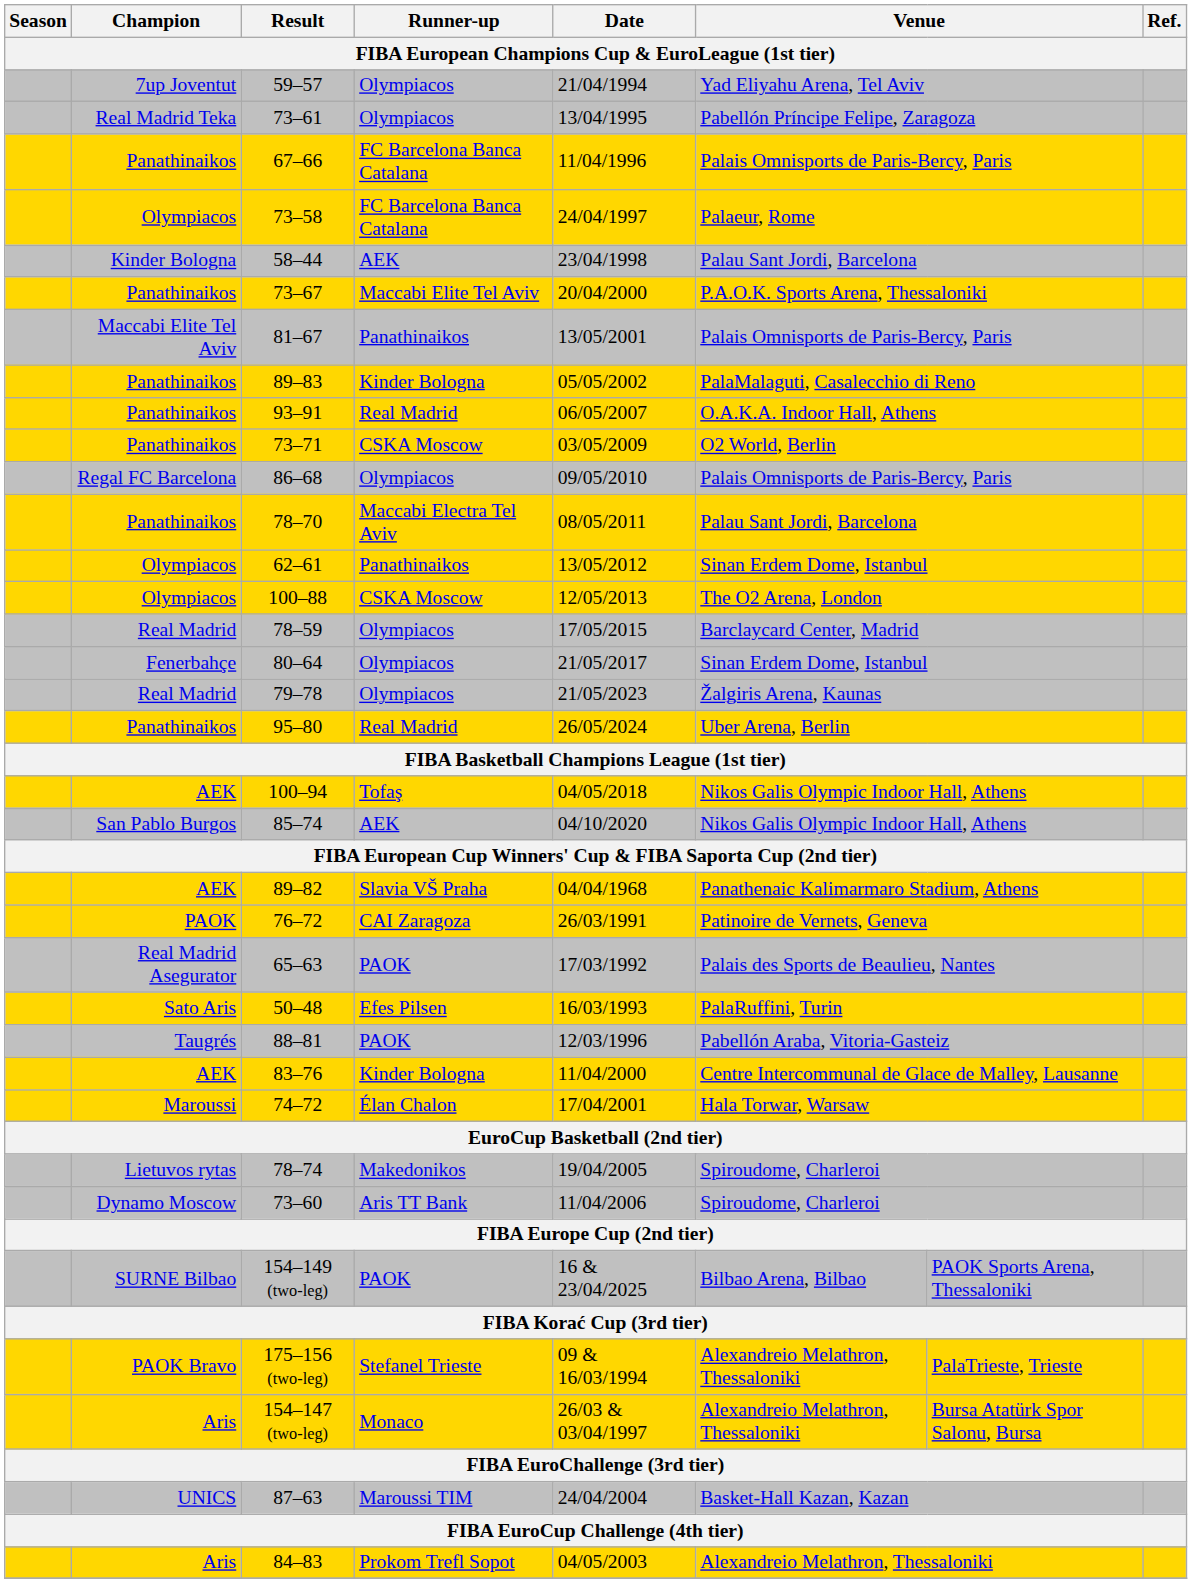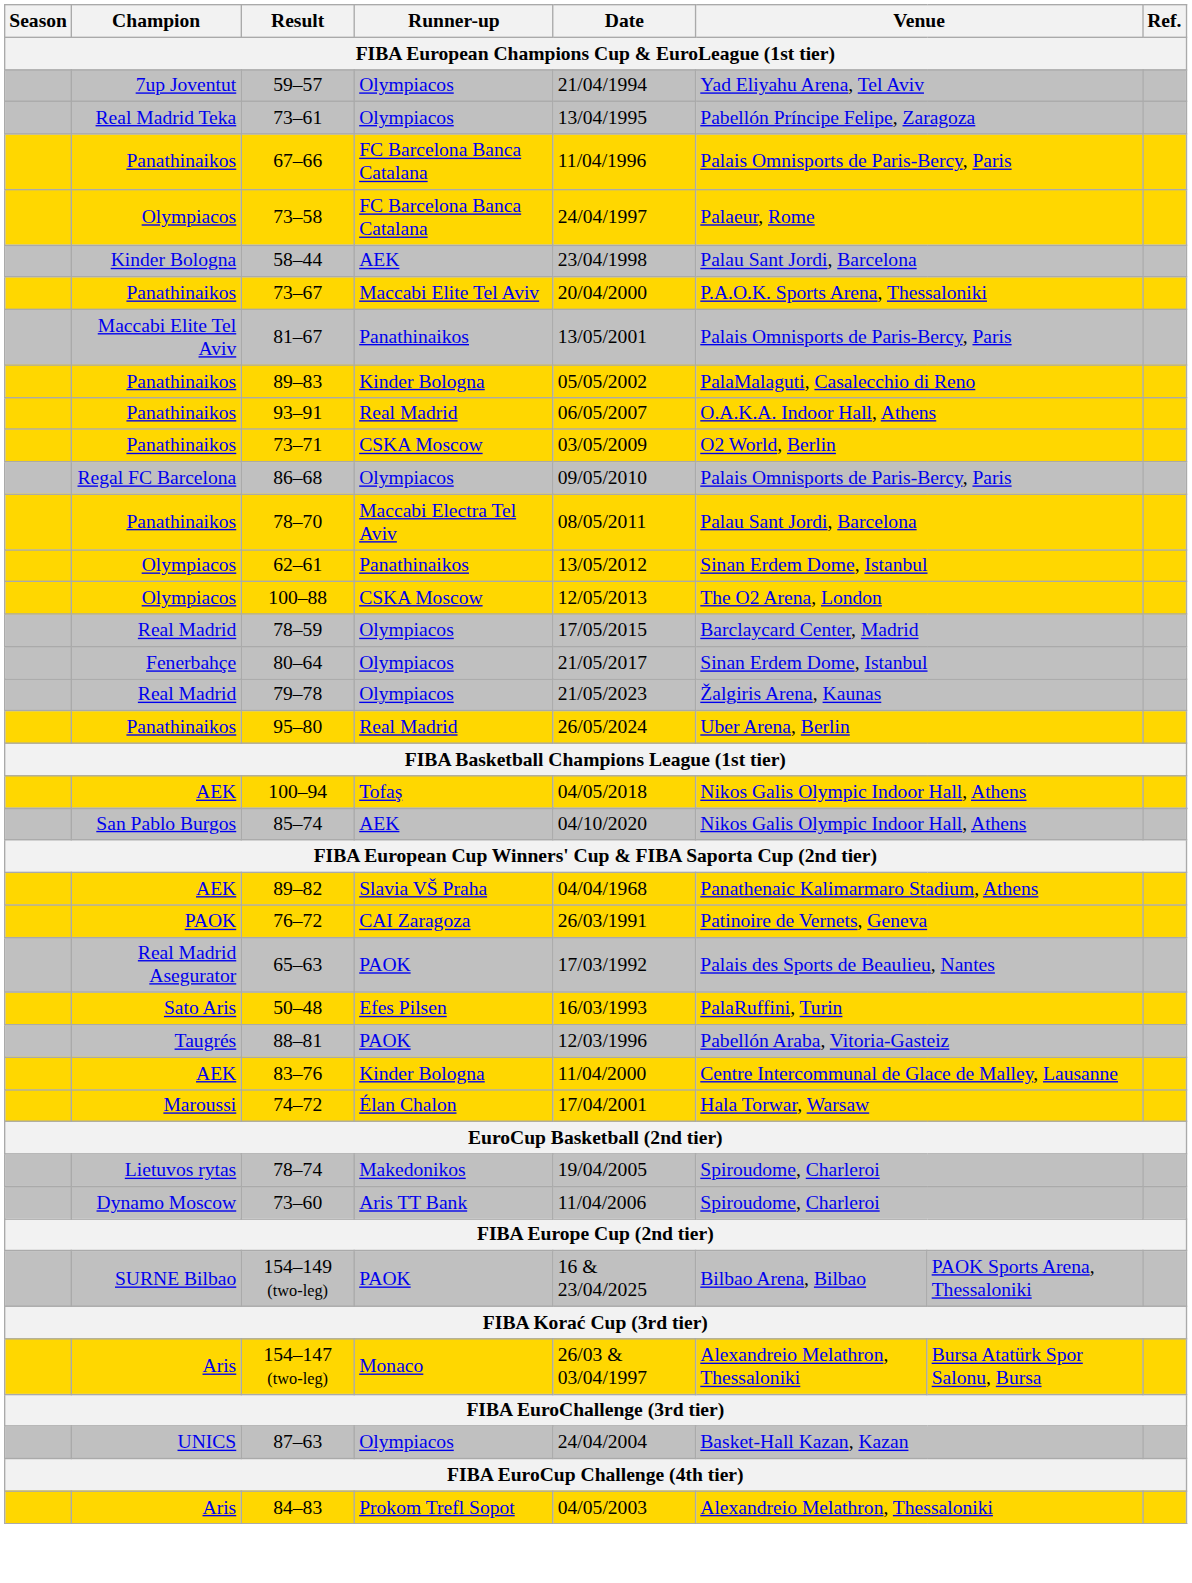- row: (298, 1366)
(416, 1498) Maroussi TIM -> (406, 1442) Olympiacos
